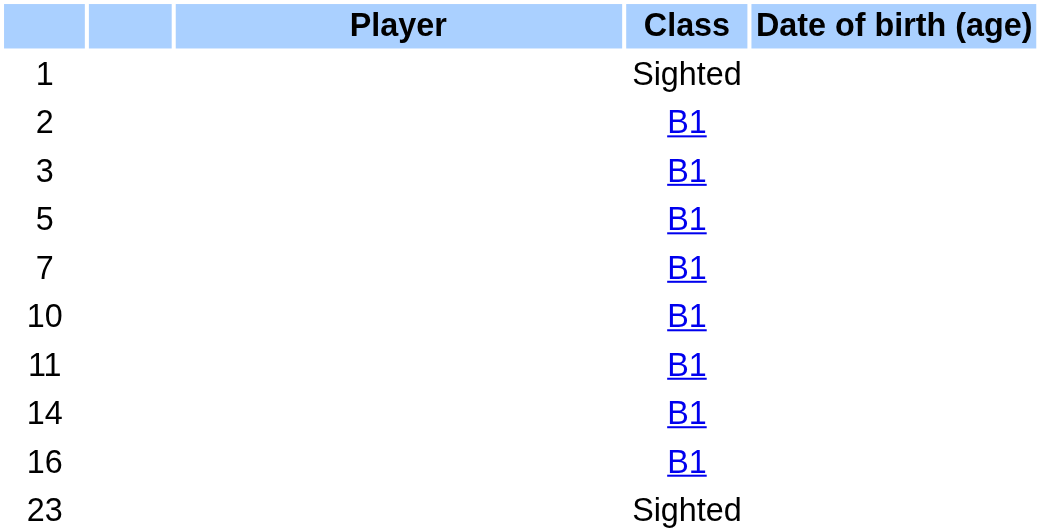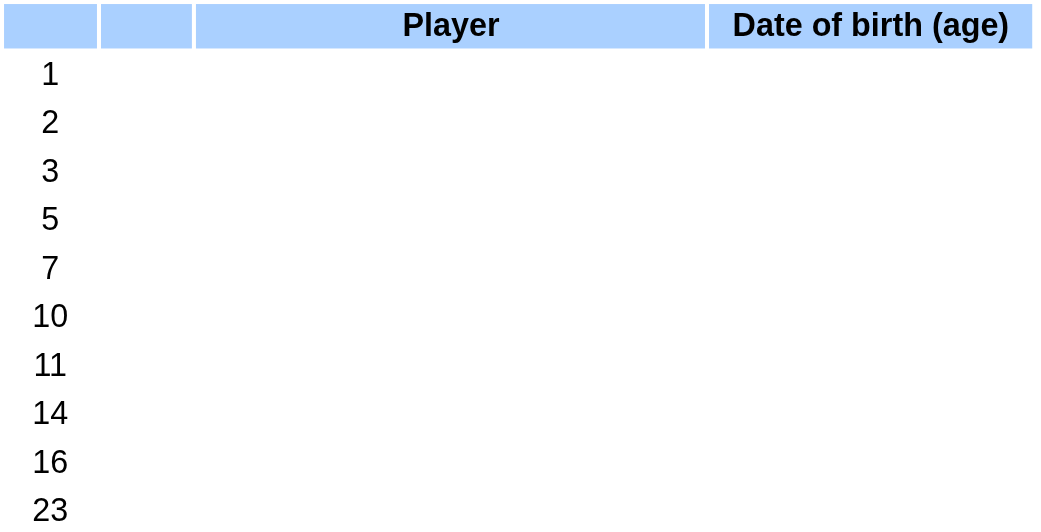- column: (687, 25)
